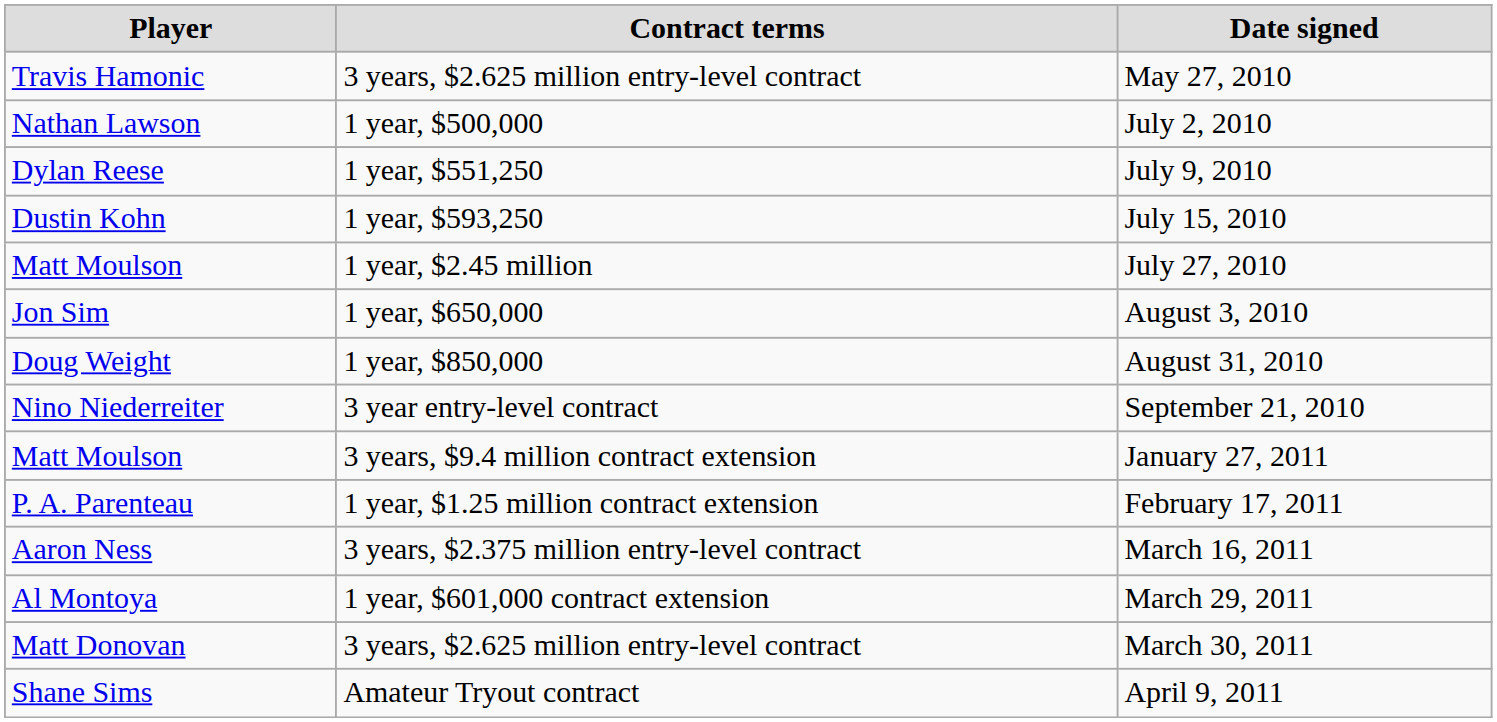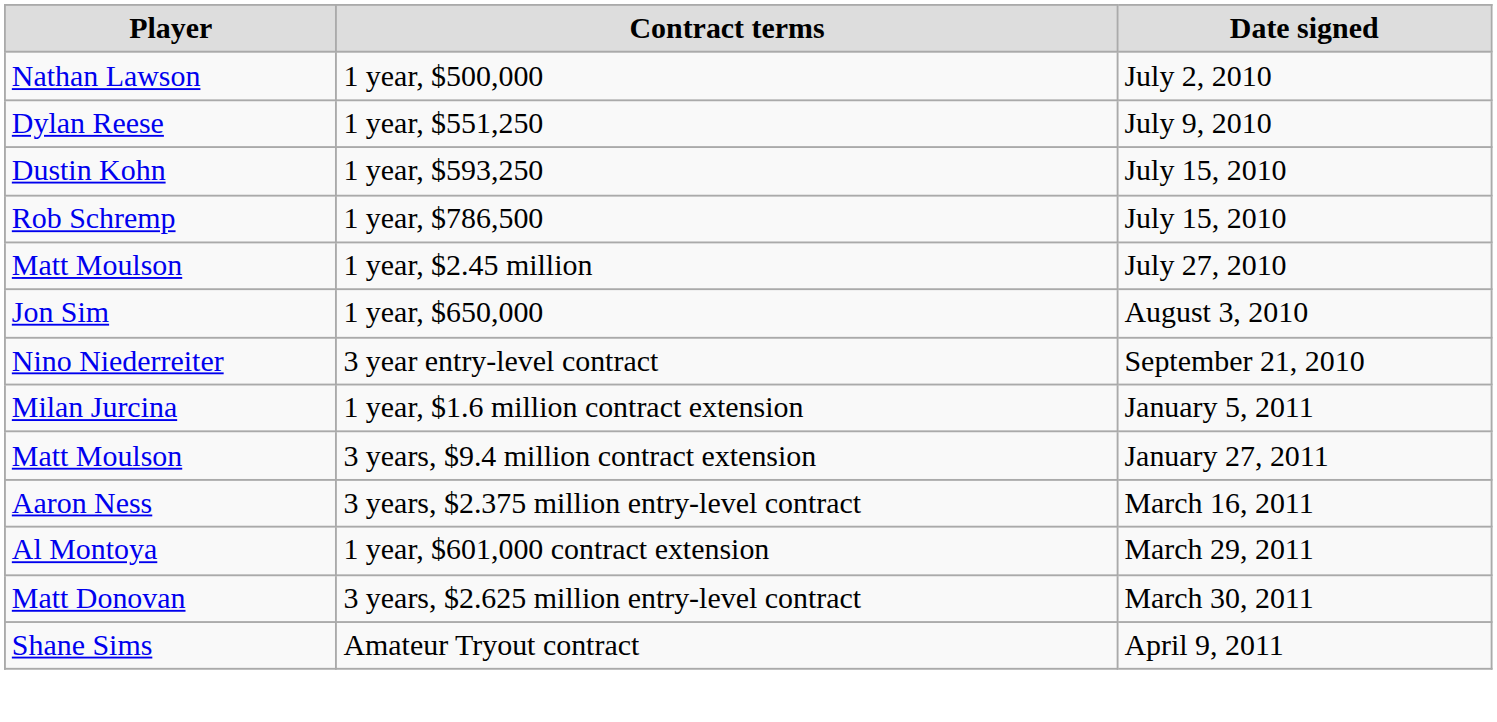- row: (108, 75)
+ row: (94, 218)
- row: (91, 360)
+ row: (95, 407)
- row: (102, 502)
